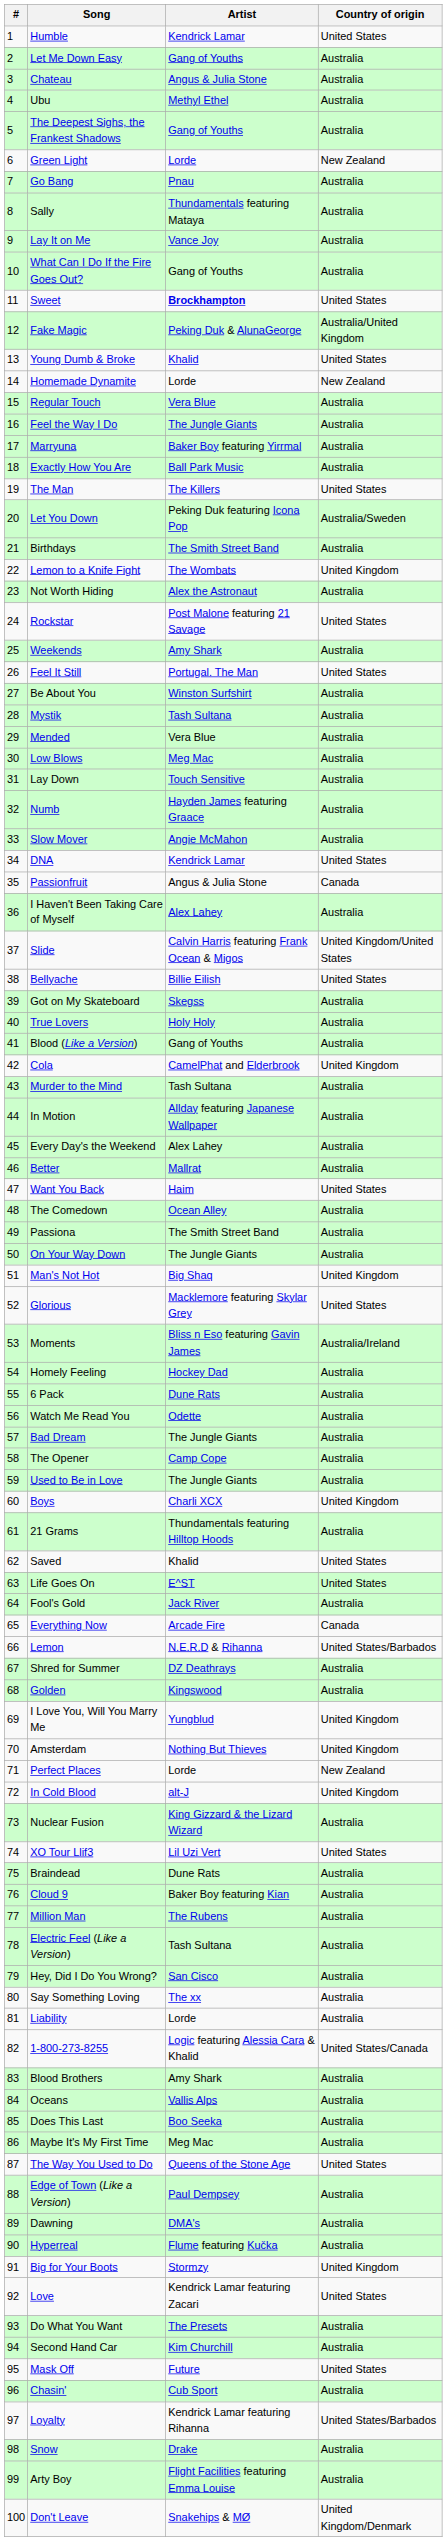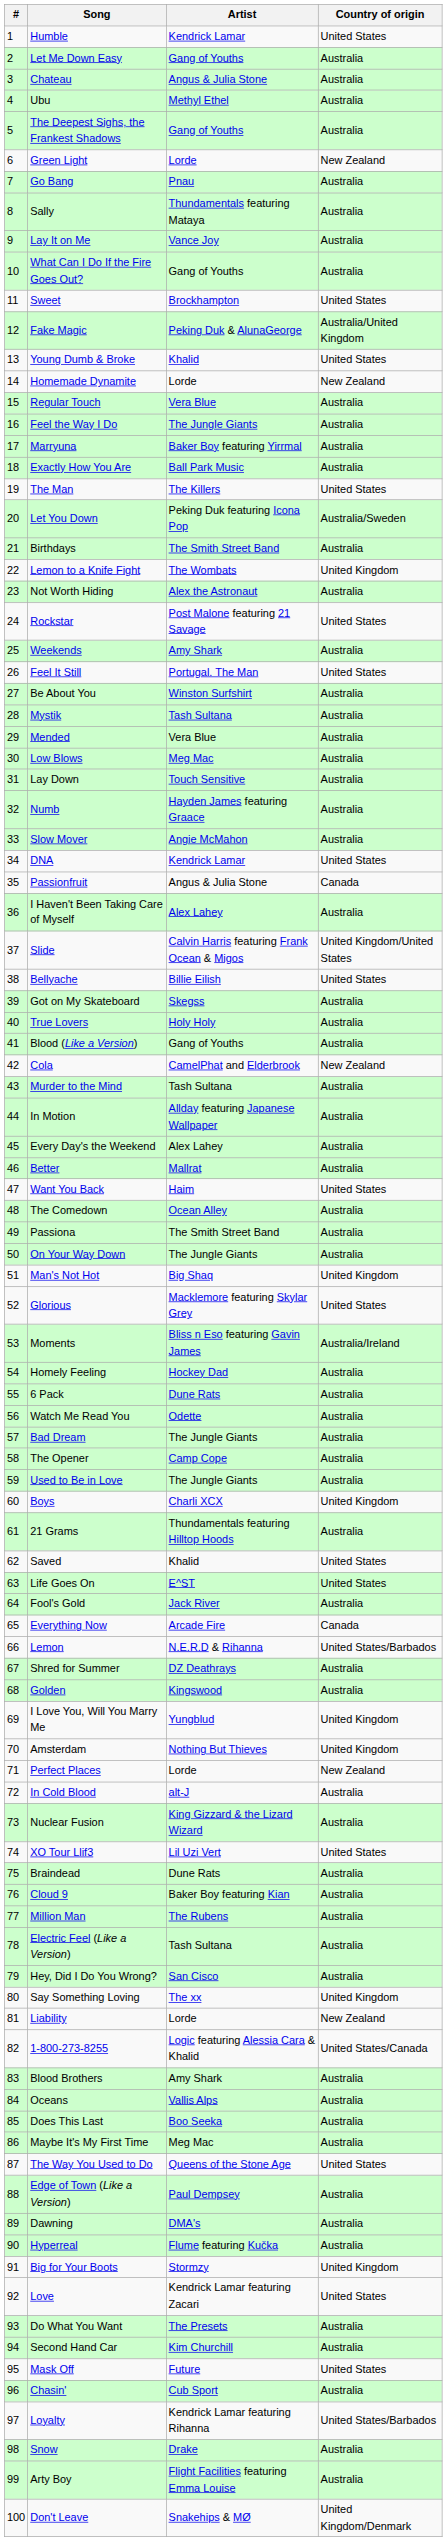(207, 300) bold -> (204, 300) normal
(360, 1065) United Kingdom -> (353, 1065) New Zealand
(360, 1792) United Kingdom -> (342, 1792) Australia
(342, 1997) Australia -> (360, 1997) United Kingdom
(342, 2019) Australia -> (353, 2019) New Zealand
